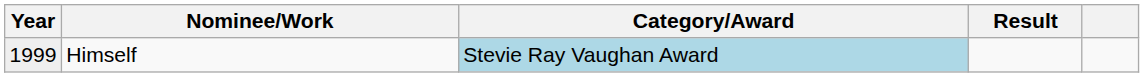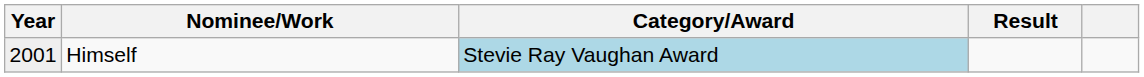(33, 54) 1999 -> (33, 54) 2001
